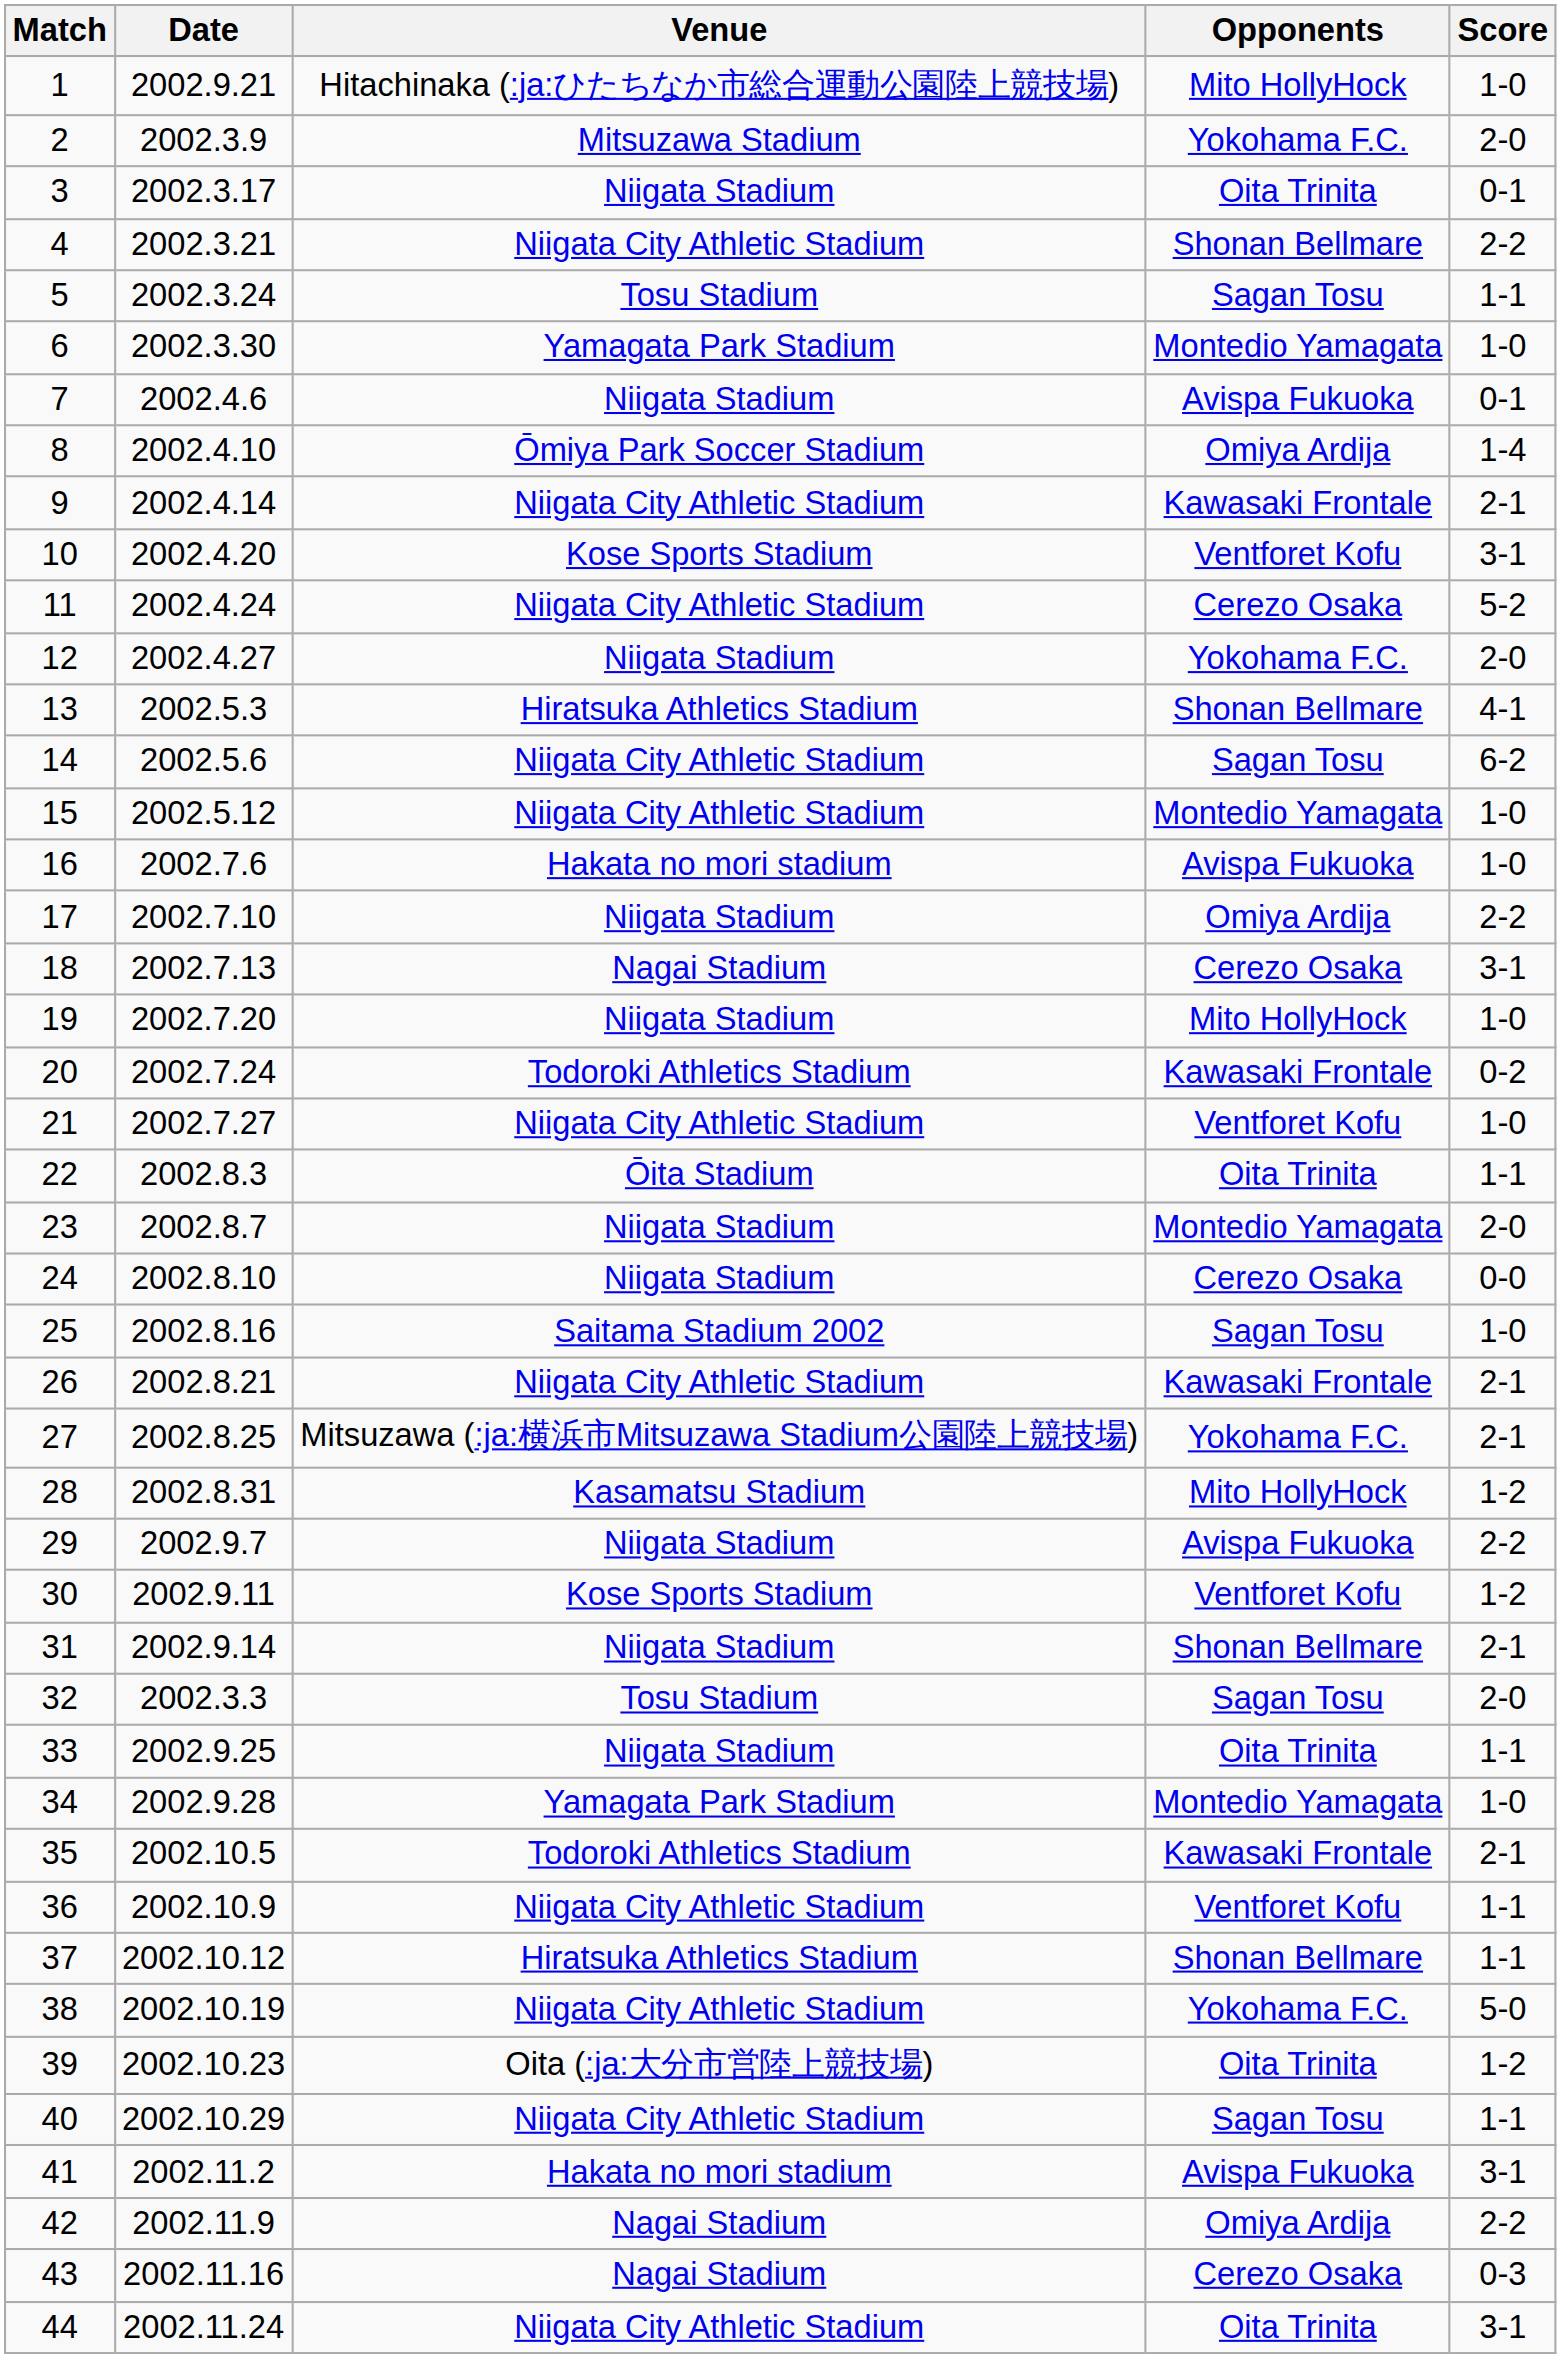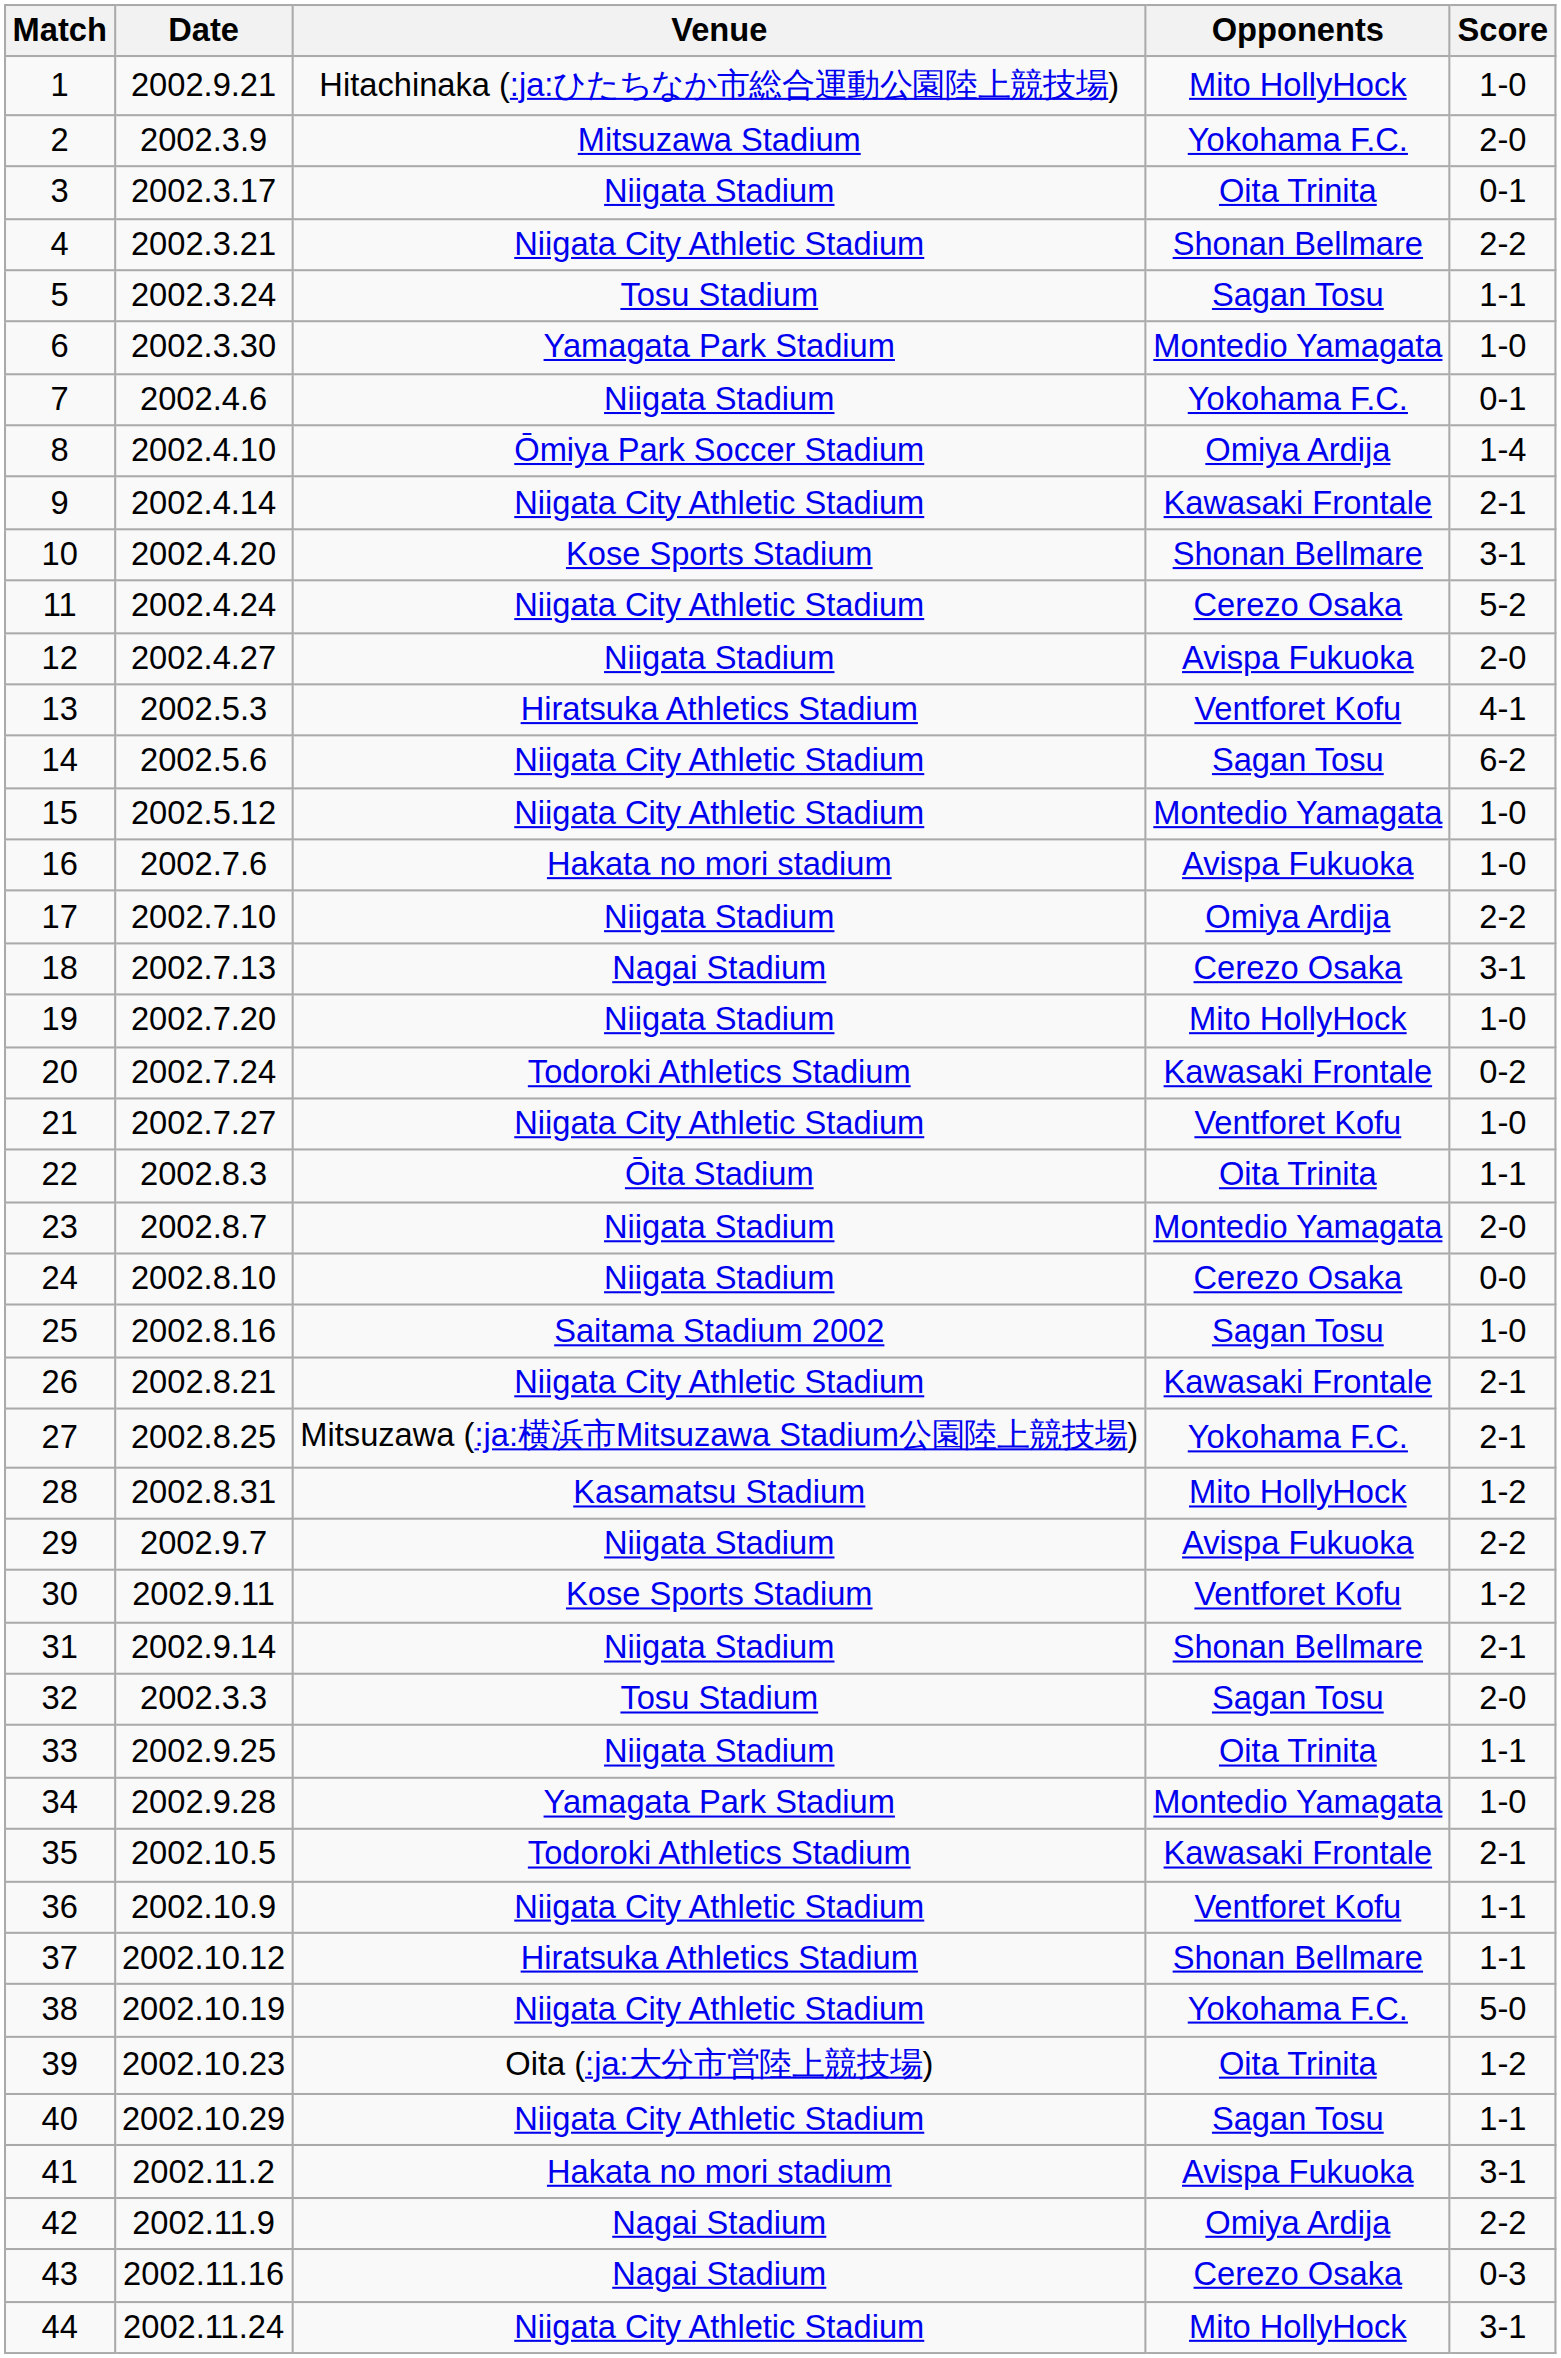(1298, 398) Avispa Fukuoka -> (1298, 398) Yokohama F.C.
(1298, 554) Ventforet Kofu -> (1298, 554) Shonan Bellmare
(1298, 657) Yokohama F.C. -> (1298, 657) Avispa Fukuoka
(1298, 709) Shonan Bellmare -> (1298, 709) Ventforet Kofu
(1298, 2326) Oita Trinita -> (1298, 2326) Mito HollyHock
